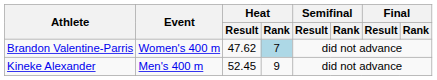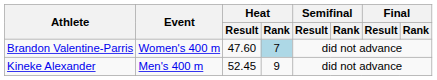(242, 49) 47.62 -> (242, 49) 47.60
